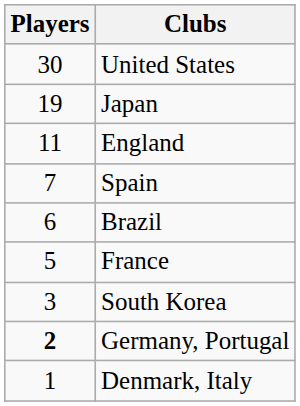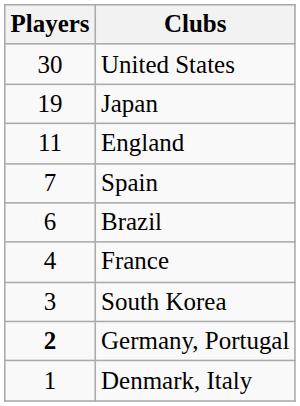(50, 261) 5 -> (50, 261) 4
